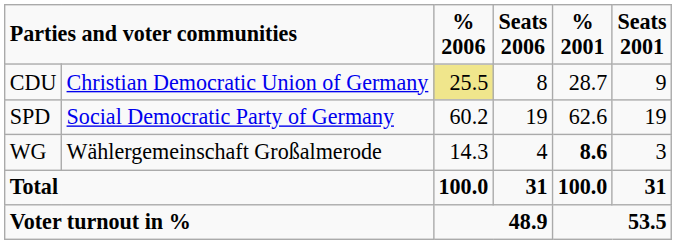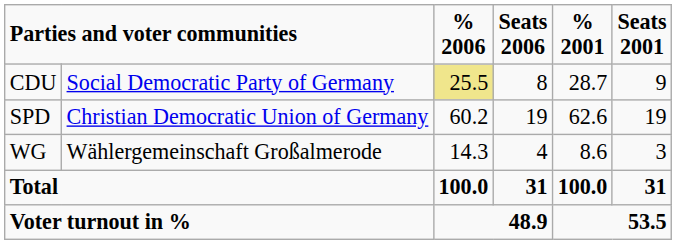(247, 81) Christian Democratic Union of Germany -> (230, 81) Social Democratic Party of Germany
(230, 116) Social Democratic Party of Germany -> (247, 116) Christian Democratic Union of Germany
(594, 151) bold -> (594, 151) normal
